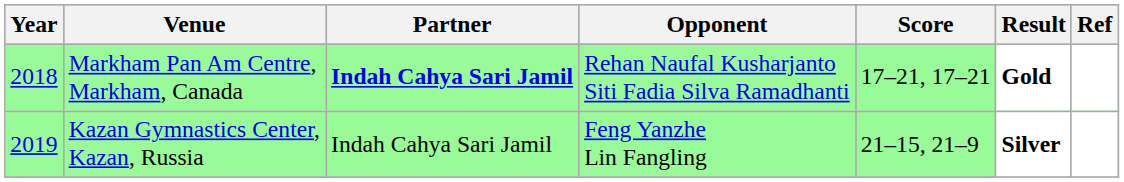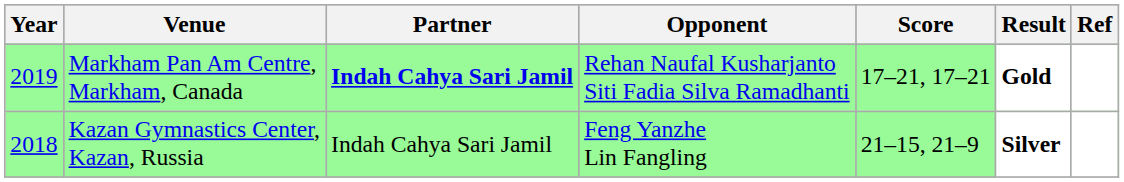(34, 77) 2018 -> (34, 77) 2019
(34, 144) 2019 -> (34, 144) 2018
